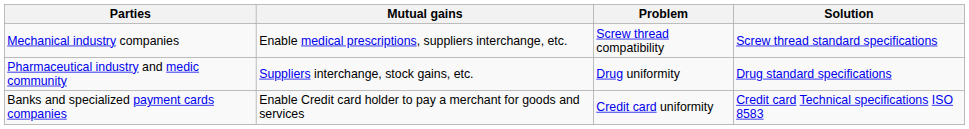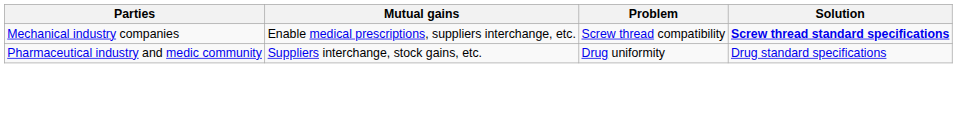(837, 40) normal -> (840, 33) bold
- row: (111, 107)
